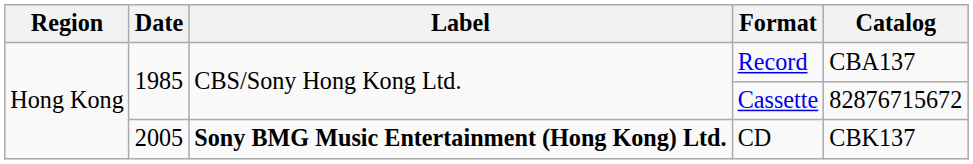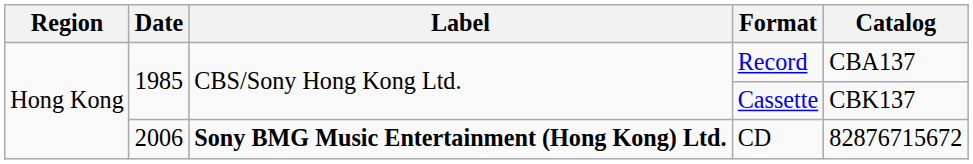(896, 100) 82876715672 -> (872, 100) CBK137
(159, 138) 2005 -> (159, 138) 2006
(872, 138) CBK137 -> (896, 138) 82876715672
